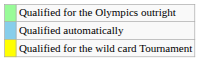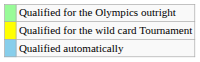rows swapped: (71, 30) <-> (106, 48)
